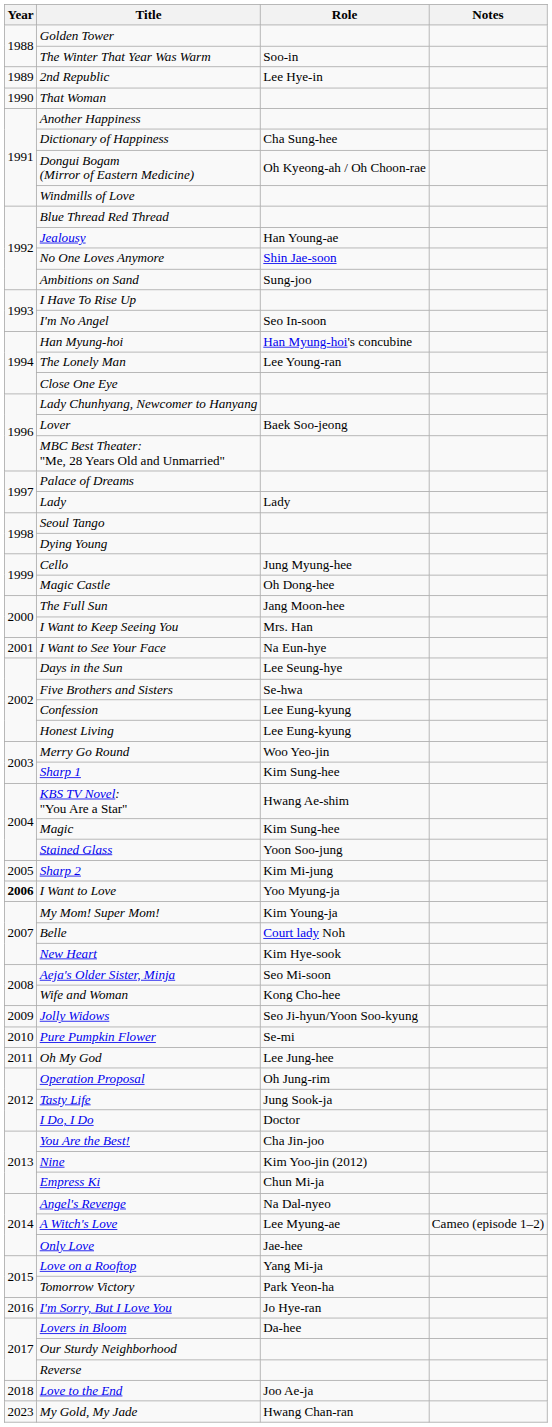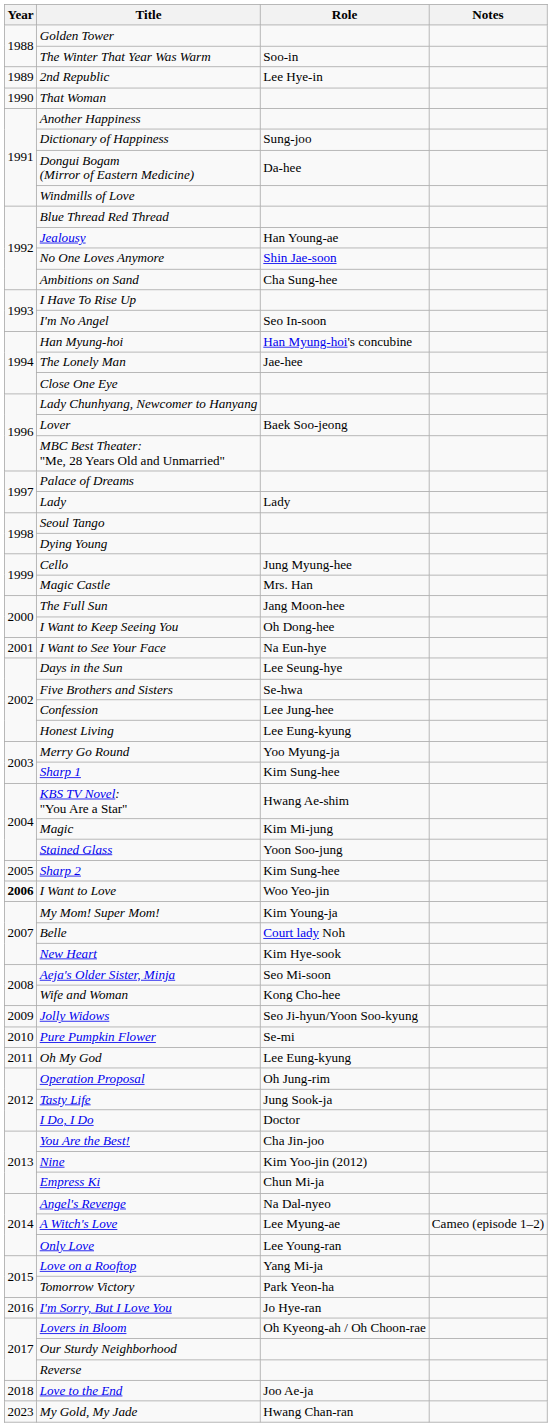(300, 139) Cha Sung-hee -> (287, 139) Sung-joo
(345, 167) Oh Kyeong-ah / Oh Choon-rae -> (282, 167) Da-hee
(287, 279) Sung-joo -> (300, 279) Cha Sung-hee
(302, 362) Lee Young-ran -> (283, 362) Jae-hee
(299, 585) Oh Dong-hee -> (288, 585) Mrs. Han
(288, 627) Mrs. Han -> (299, 627) Oh Dong-hee
(307, 710) Lee Eung-kyung -> (298, 710) Lee Jung-hee
(296, 751) Woo Yeo-jin -> (301, 751) Yoo Myung-ja
(301, 829) Kim Sung-hee -> (298, 829) Kim Mi-jung
(298, 870) Kim Mi-jung -> (301, 870) Kim Sung-hee
(301, 891) Yoo Myung-ja -> (296, 891) Woo Yeo-jin
(298, 1057) Lee Jung-hee -> (307, 1057) Lee Eung-kyung
(283, 1245) Jae-hee -> (302, 1245) Lee Young-ran
(282, 1328) Da-hee -> (345, 1328) Oh Kyeong-ah / Oh Choon-rae
